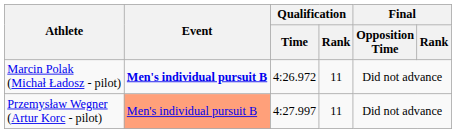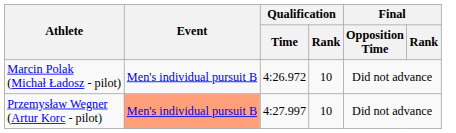(197, 77) bold -> (192, 77) normal
(336, 77) 11 -> (326, 77) 10
(336, 111) 11 -> (326, 111) 10
